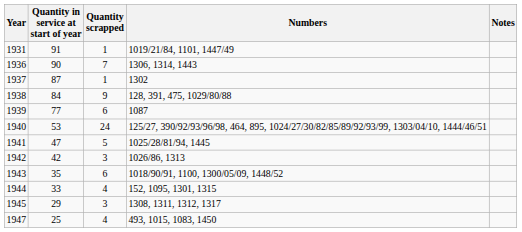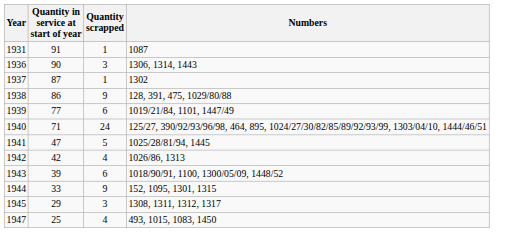- column: (503, 23)
(181, 49) 1019/21/84, 1101, 1447/49 -> (138, 49) 1087
(105, 65) 7 -> (105, 65) 3
(56, 96) 84 -> (56, 96) 86
(138, 111) 1087 -> (181, 111) 1019/21/84, 1101, 1447/49
(56, 127) 53 -> (56, 127) 71
(105, 158) 3 -> (105, 158) 4
(56, 173) 35 -> (56, 173) 39
(105, 188) 4 -> (105, 188) 9
